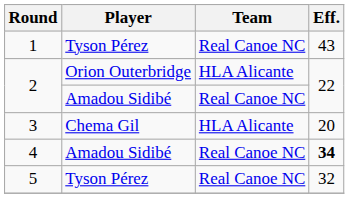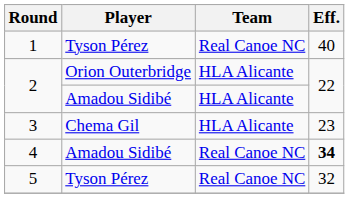(327, 44) 43 -> (327, 44) 40
(252, 98) Real Canoe NC -> (246, 98) HLA Alicante
(327, 125) 20 -> (327, 125) 23
